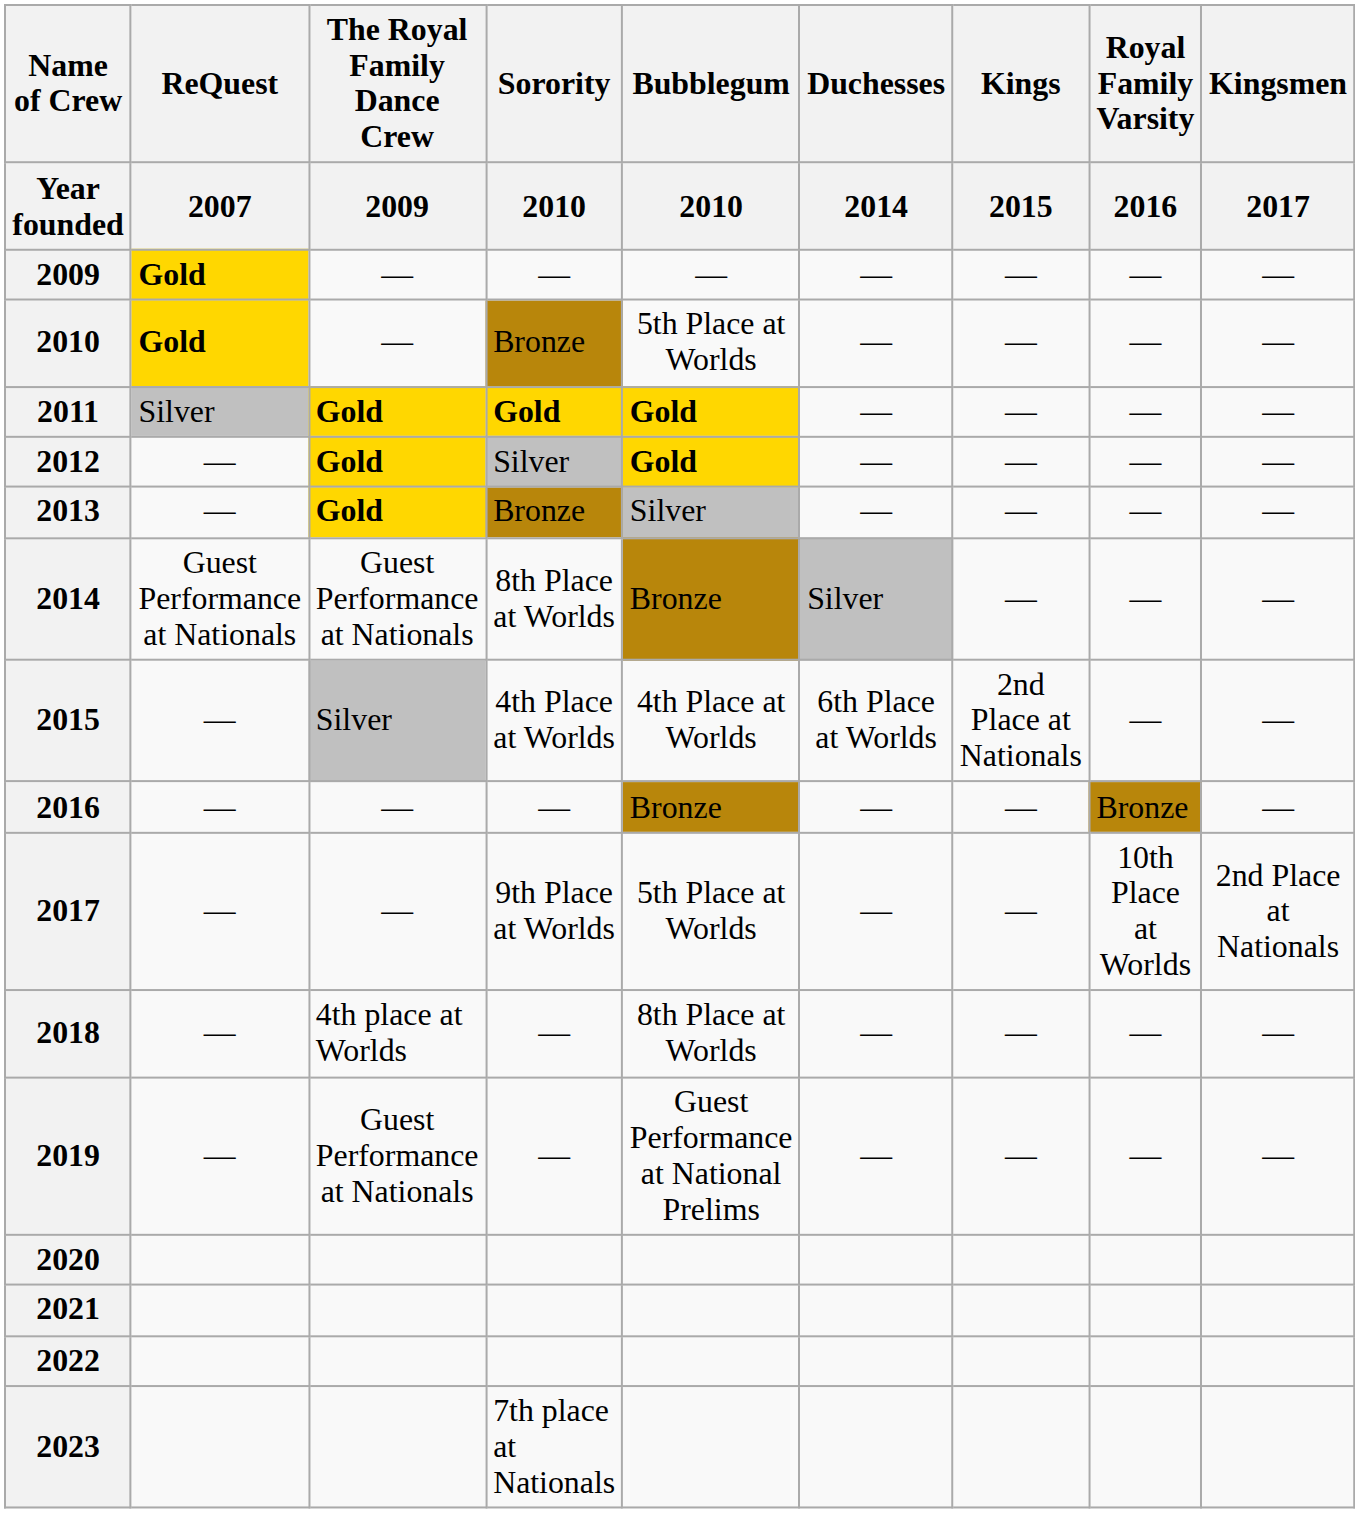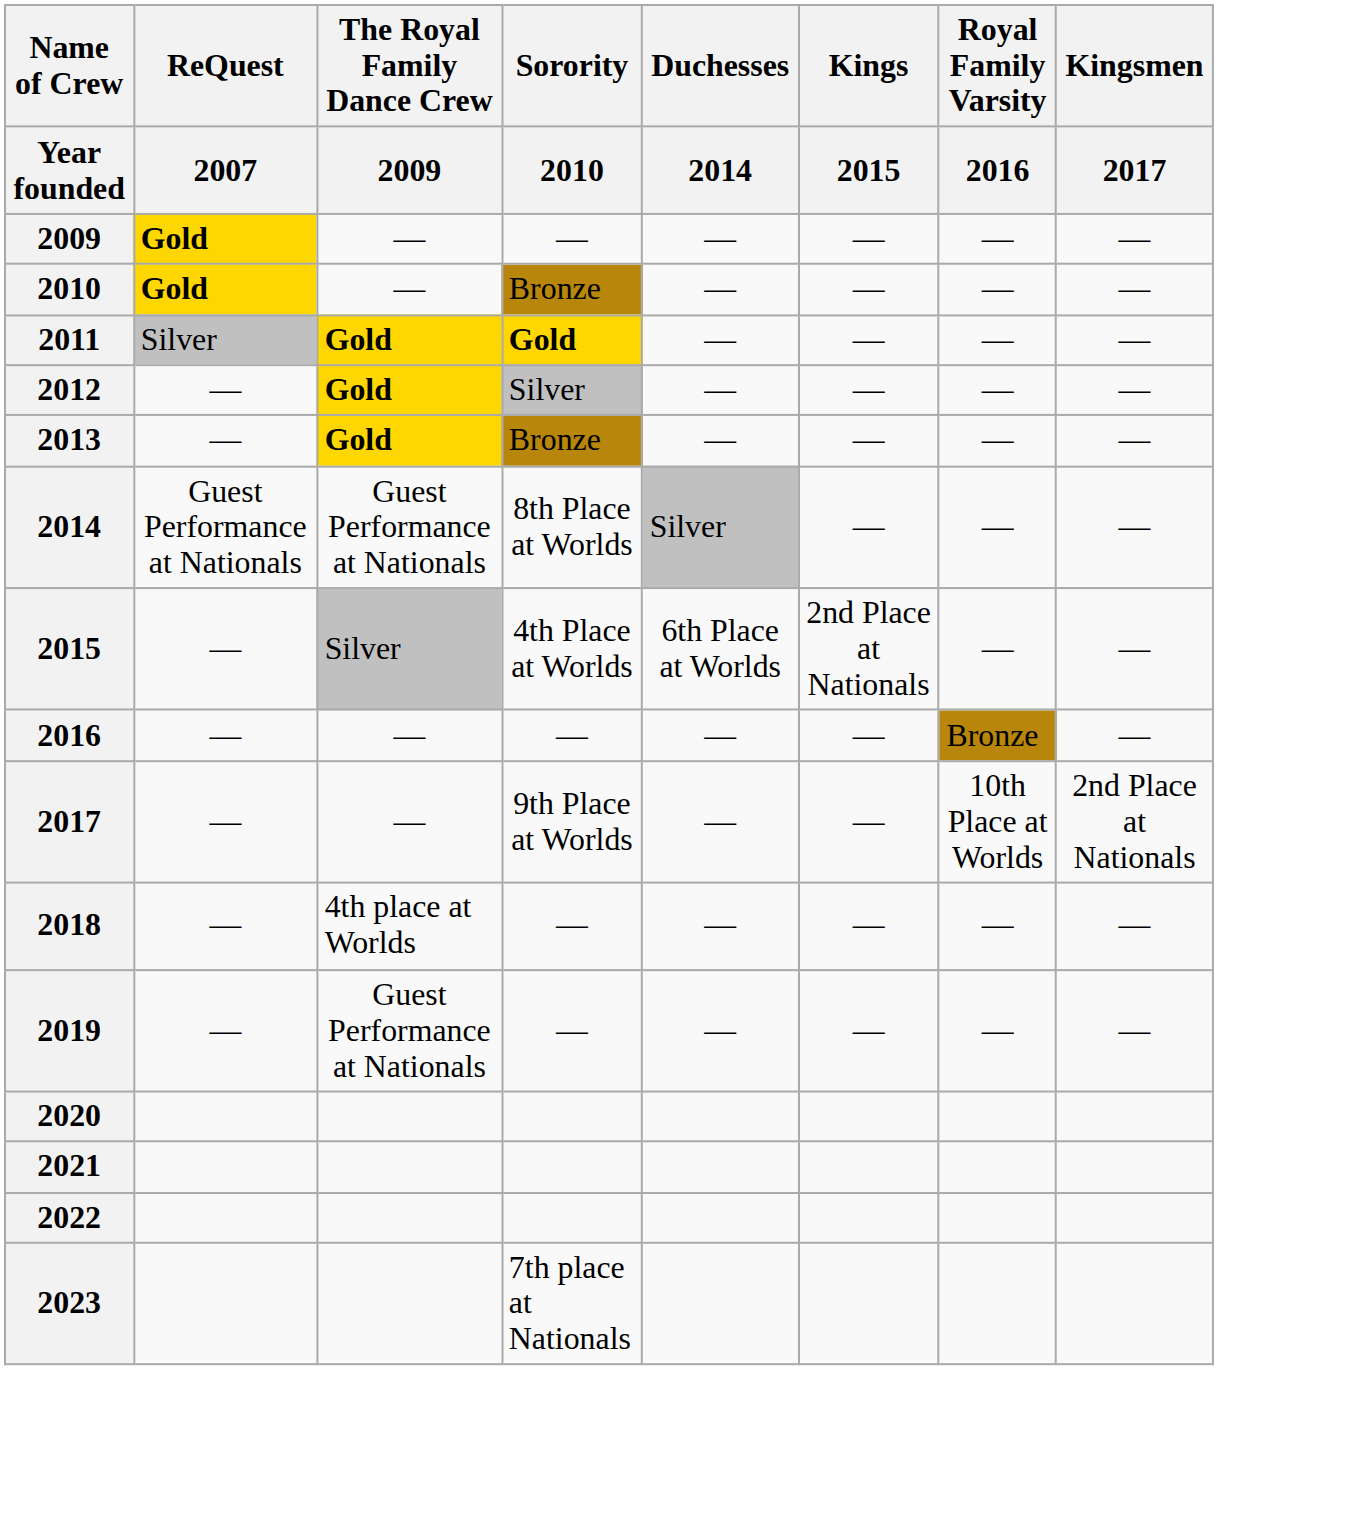- column: (711, 205)
